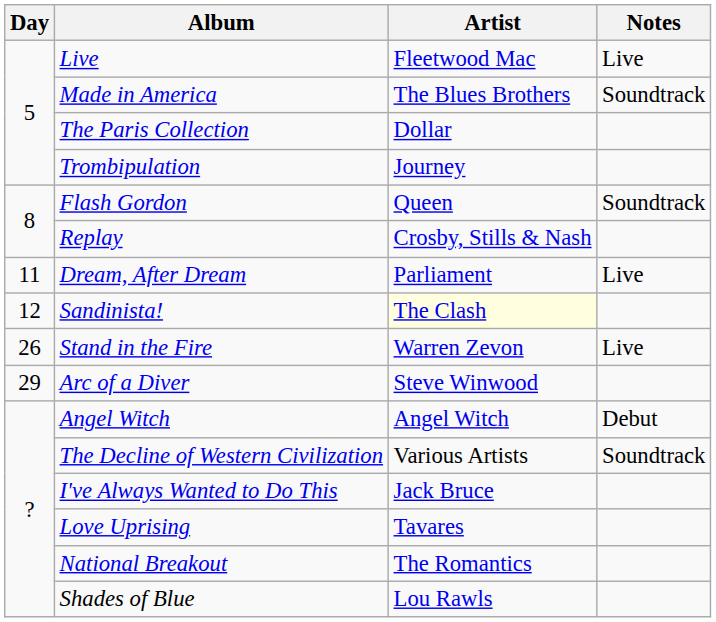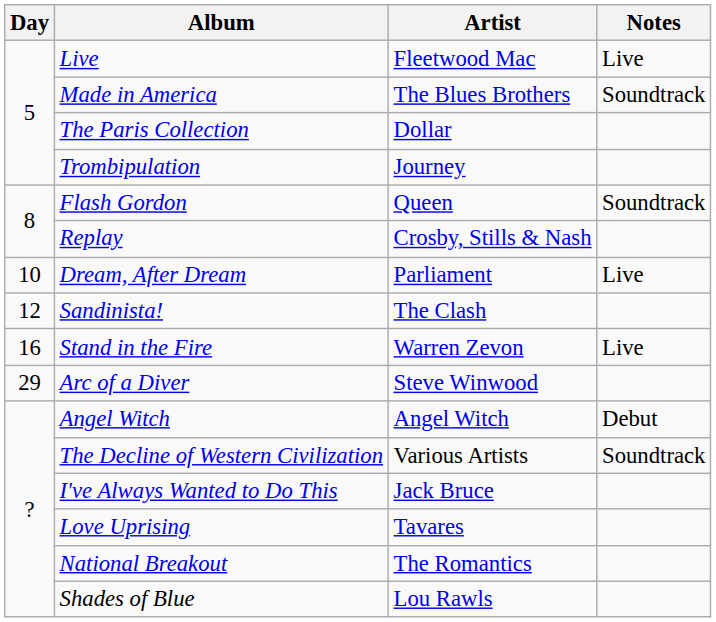(30, 274) 11 -> (30, 274) 10
(440, 310) lightyellow background -> (440, 310) no background
(30, 346) 26 -> (30, 346) 16
